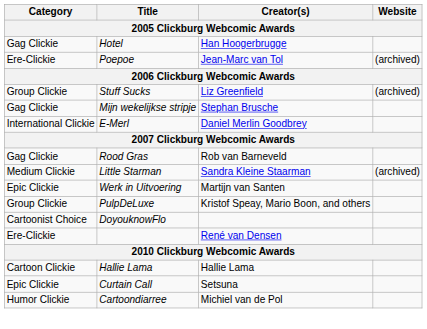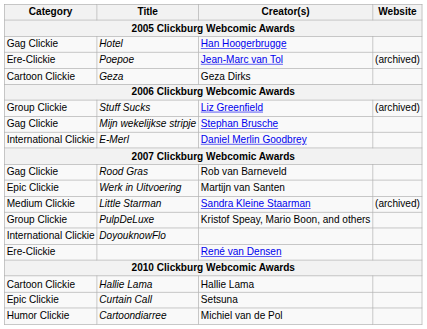+ row: (111, 76)
rows swapped: (140, 188) <-> (130, 172)
(47, 220) Cartoonist Choice -> (51, 236) International Clickie
